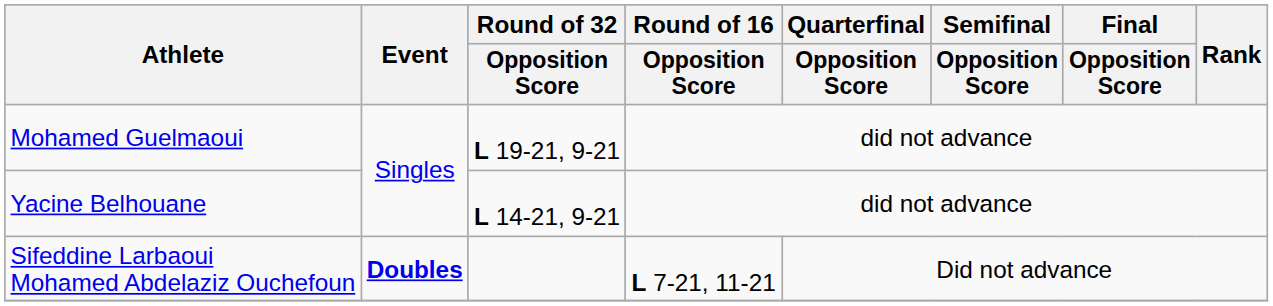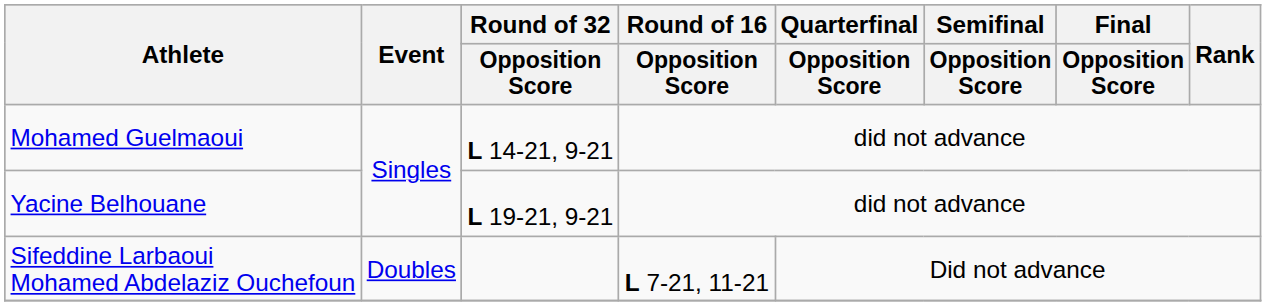(547, 152) L 19-21, 9-21 -> (540, 152) L 14-21, 9-21
(547, 217) L 14-21, 9-21 -> (540, 217) L 19-21, 9-21
(415, 269) bold -> (411, 269) normal
